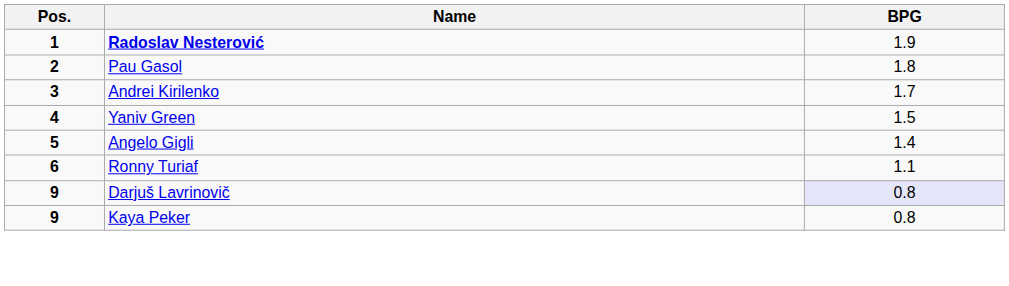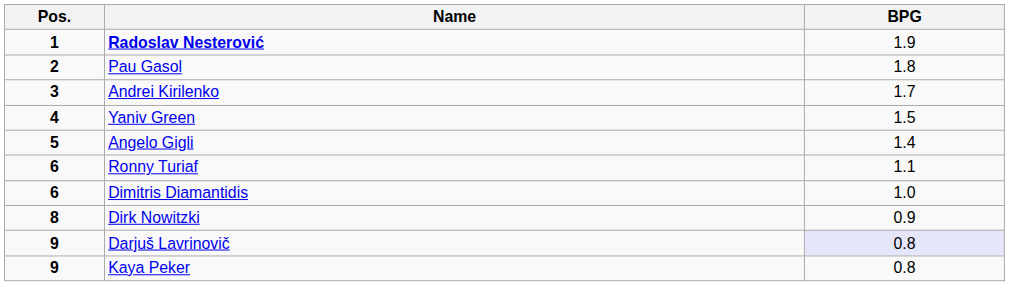+ row: (178, 192)
+ row: (154, 218)
